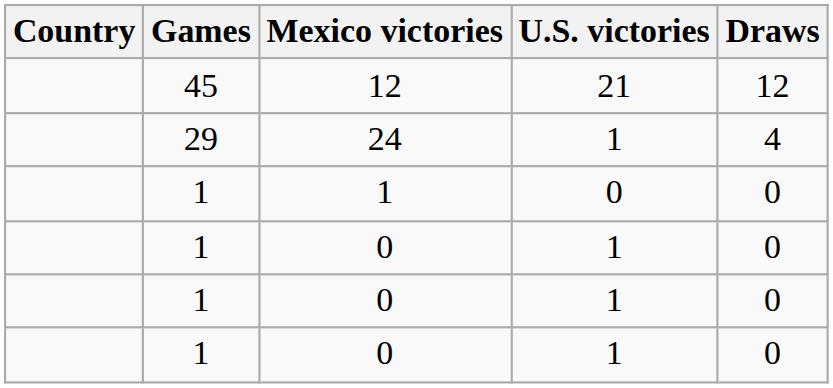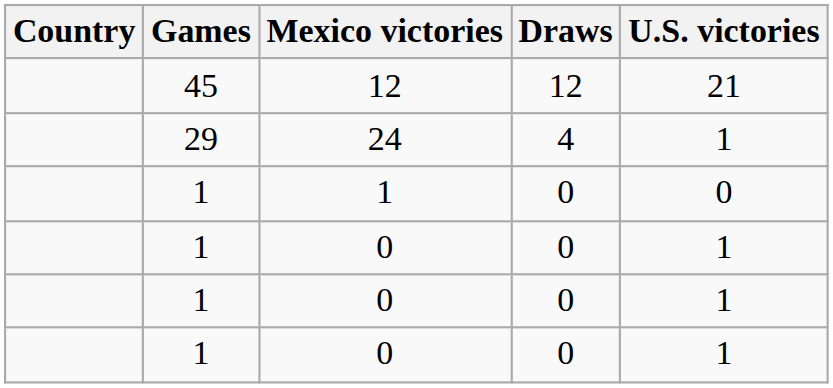columns swapped: (614, 31) <-> (772, 31)
